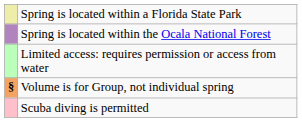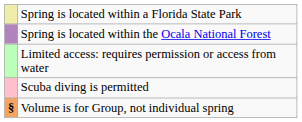rows swapped: (127, 87) <-> (85, 107)
